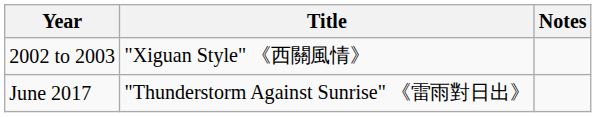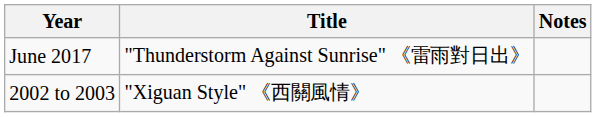rows swapped: (62, 56) <-> (50, 93)
